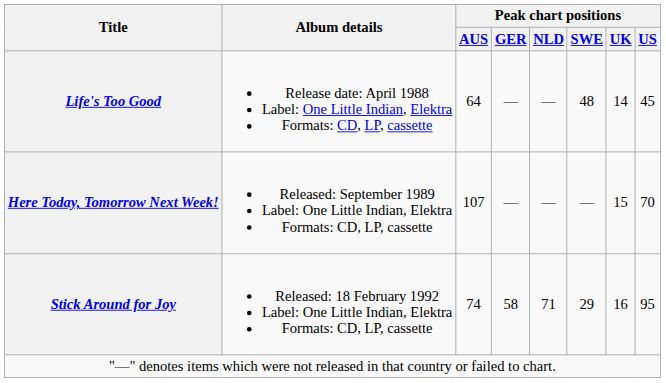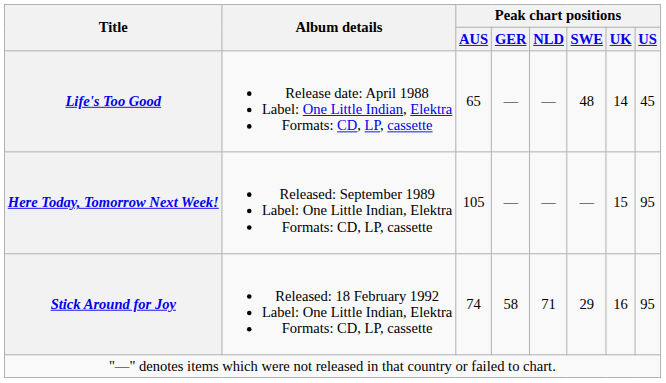(474, 101) 64 -> (474, 101) 65
(474, 202) 107 -> (474, 202) 105
(648, 202) 70 -> (648, 202) 95
